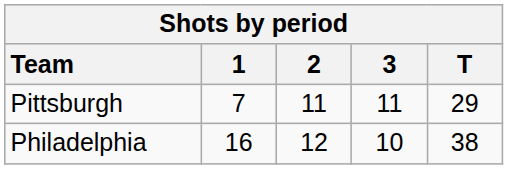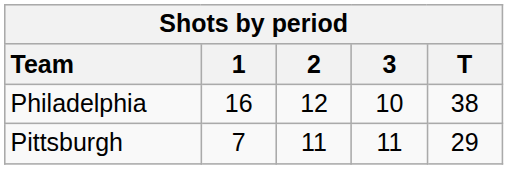rows swapped: (79, 143) <-> (67, 103)
